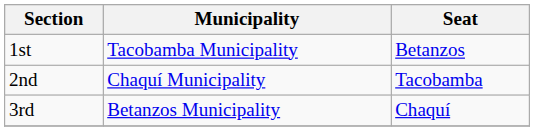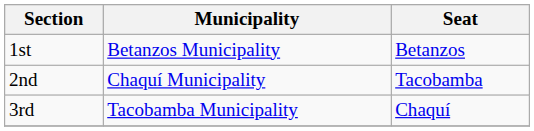(203, 49) Tacobamba Municipality -> (194, 49) Betanzos Municipality
(194, 110) Betanzos Municipality -> (203, 110) Tacobamba Municipality
